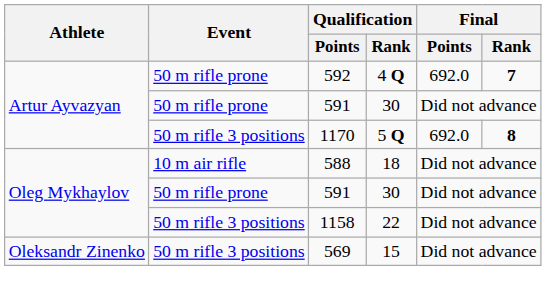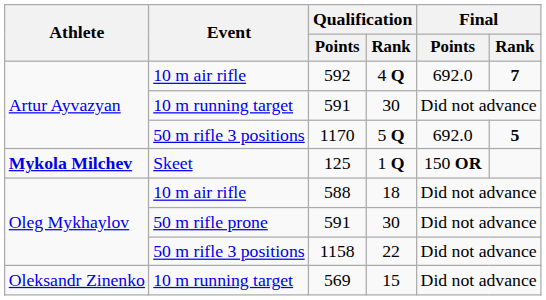(211, 76) 50 m rifle prone -> (200, 76) 10 m air rifle
(211, 105) 50 m rifle prone -> (223, 105) 10 m running target
(511, 134) 8 -> (515, 134) 5
+ row: (70, 163)
(229, 251) 50 m rifle 3 positions -> (223, 280) 10 m running target
